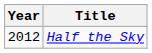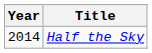(24, 38) 2012 -> (24, 38) 2014
